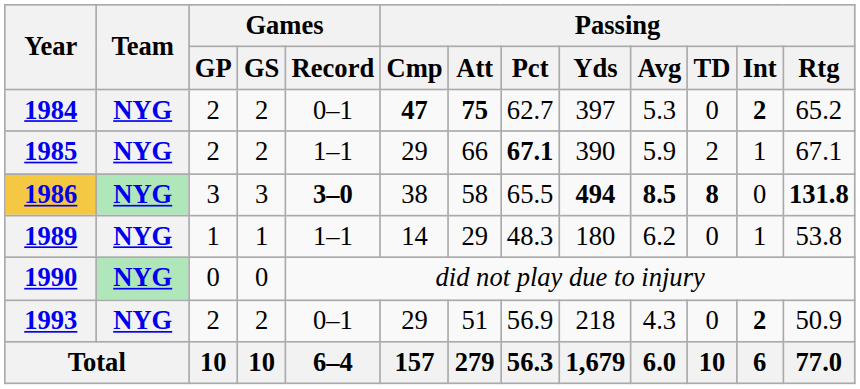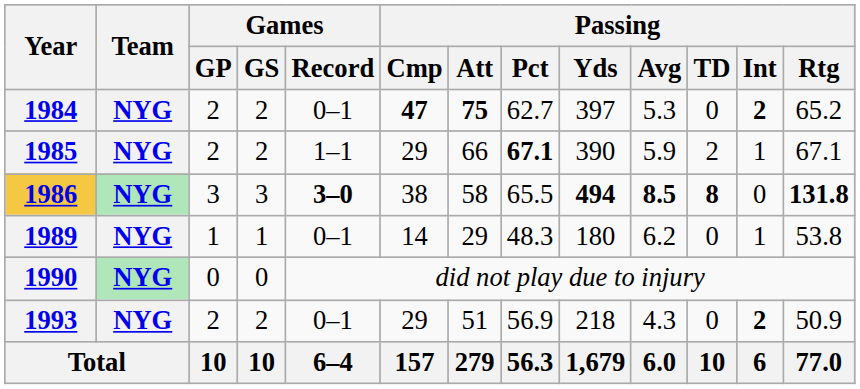(333, 236) 1–1 -> (333, 236) 0–1
